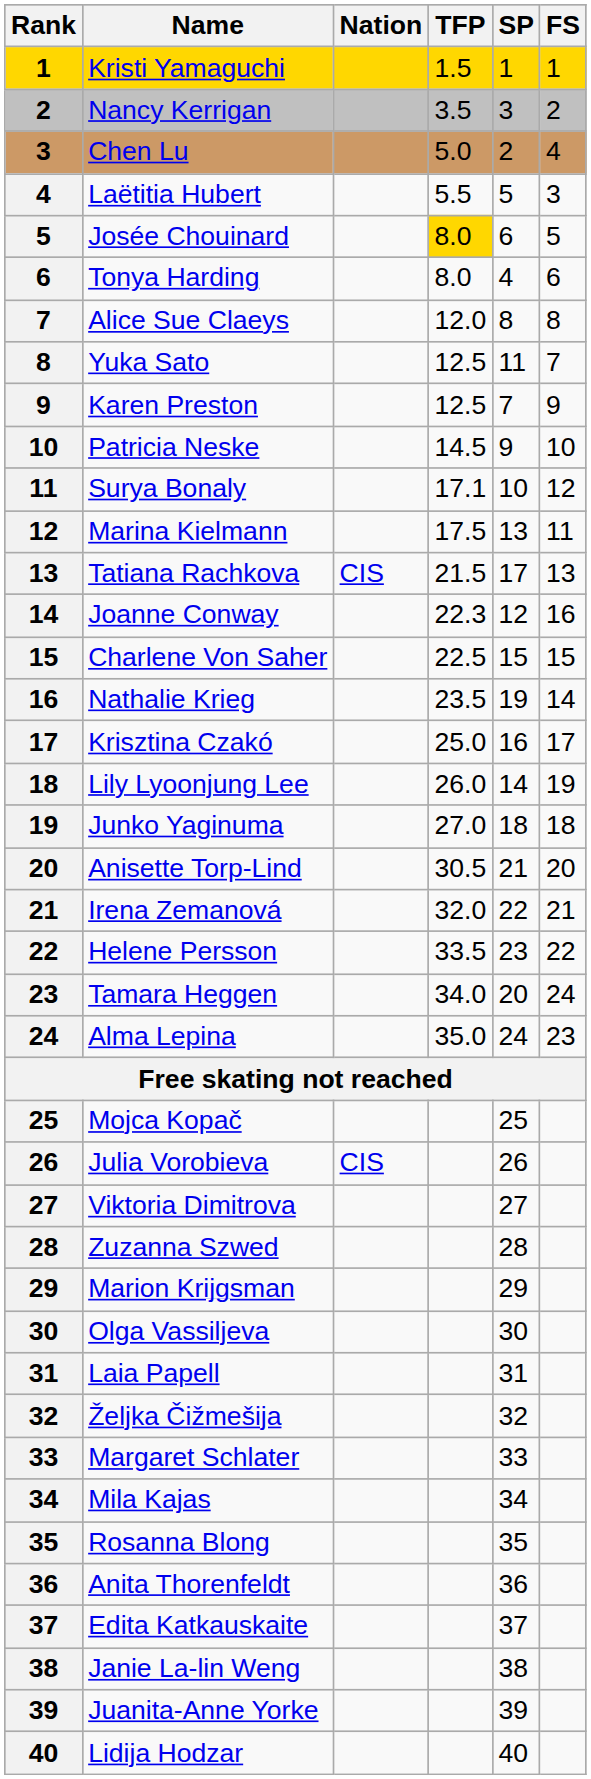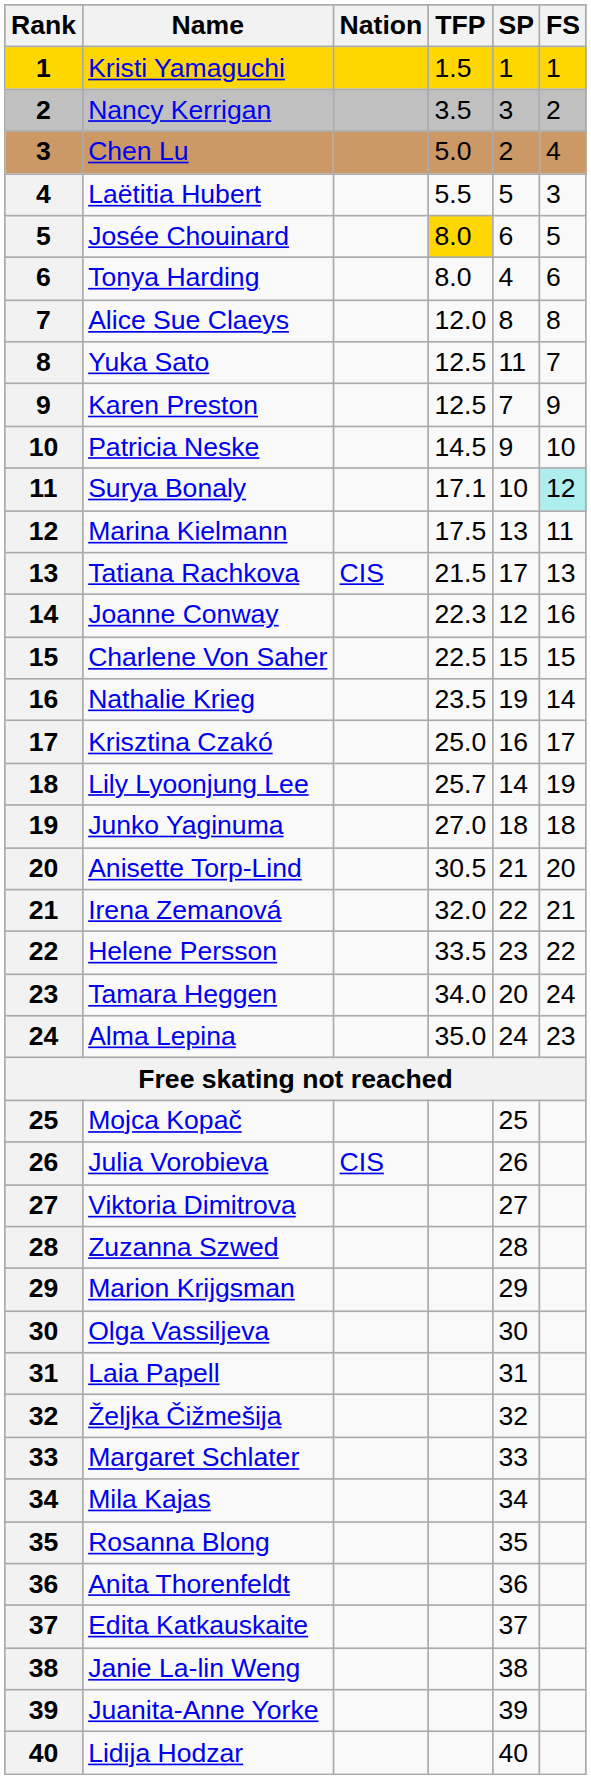(561, 488) no background -> (561, 488) paleturquoise background
(460, 783) 26.0 -> (460, 783) 25.7
